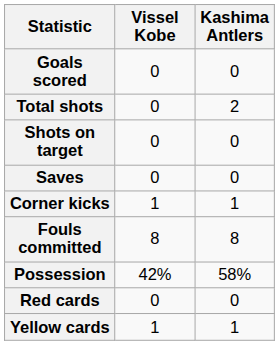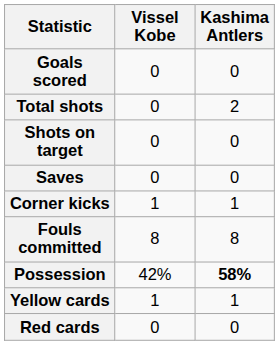(235, 274) normal -> (235, 274) bold
rows swapped: (60, 326) <-> (60, 300)
